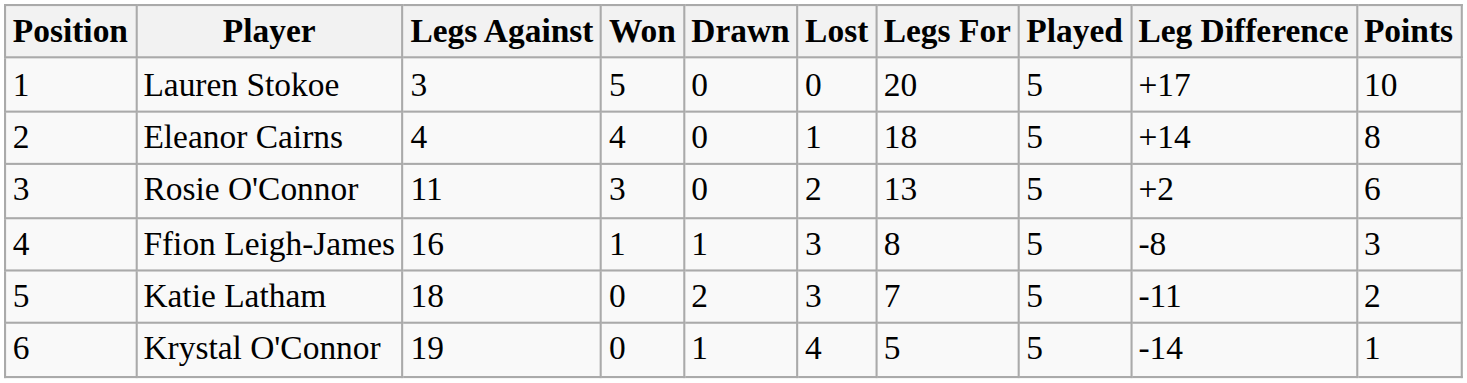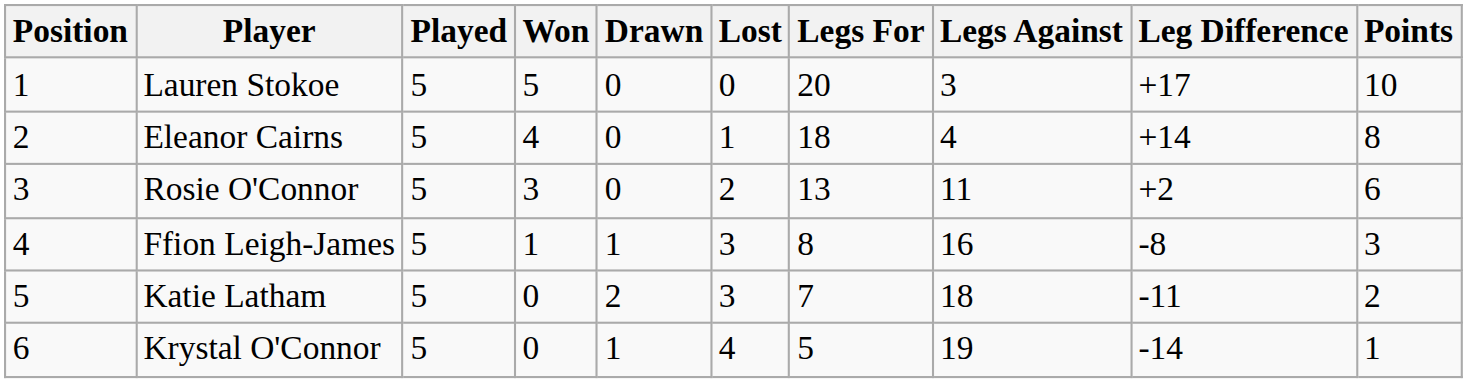columns swapped: (1075, 31) <-> (502, 31)
